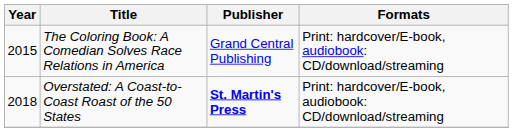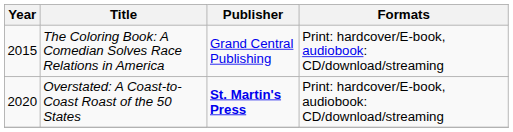(22, 101) 2018 -> (22, 101) 2020
